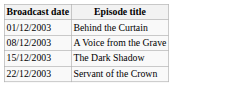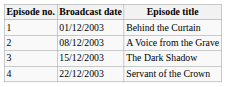+ column: (31, 12)
